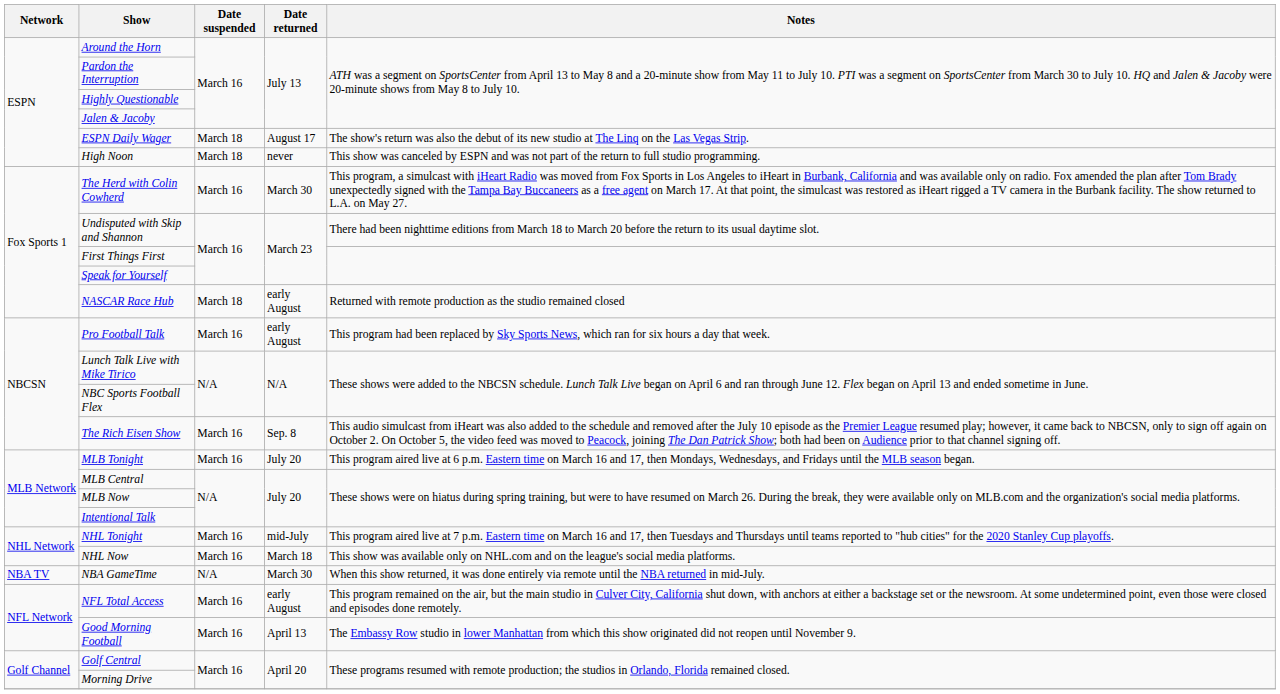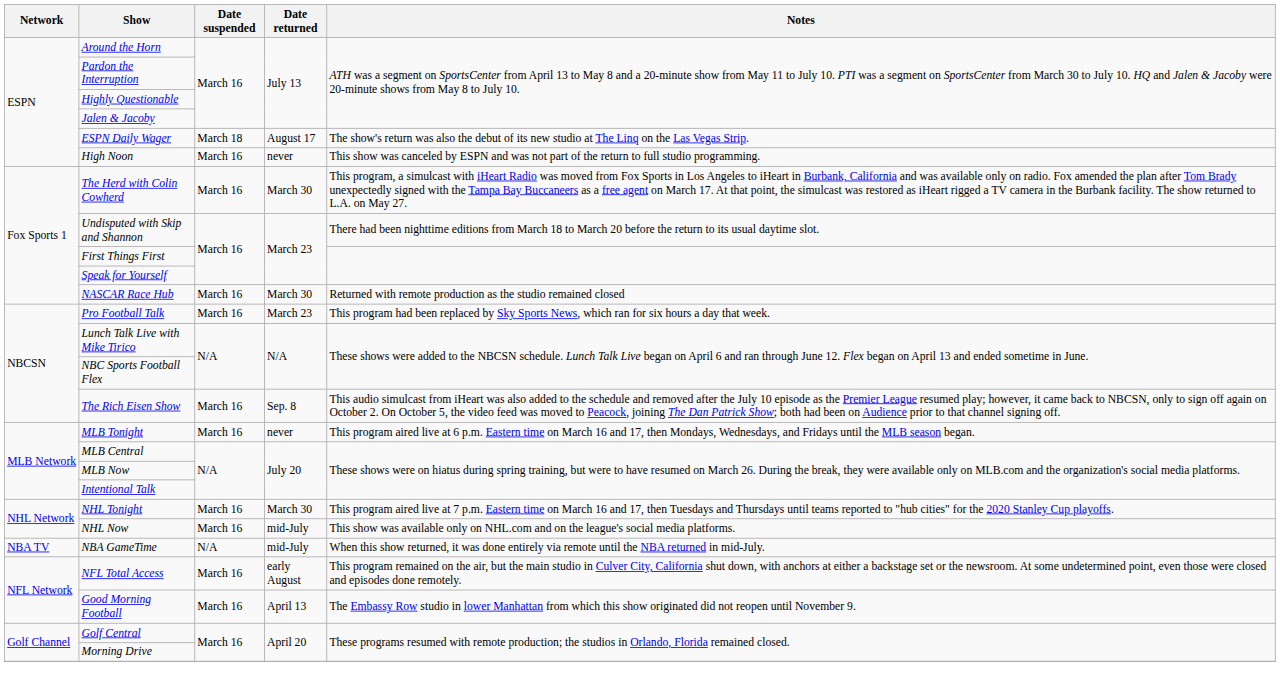(220, 157) March 18 -> (220, 157) March 16
(220, 301) March 18 -> (220, 294) March 16
(284, 301) early August -> (290, 294) March 30
(284, 334) early August -> (290, 314) March 23
(284, 460) July 20 -> (280, 432) never
(288, 536) mid-July -> (290, 509) March 30
(290, 556) March 18 -> (288, 528) mid-July
(290, 575) March 30 -> (288, 547) mid-July
